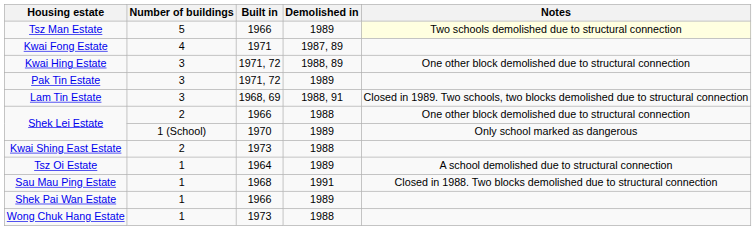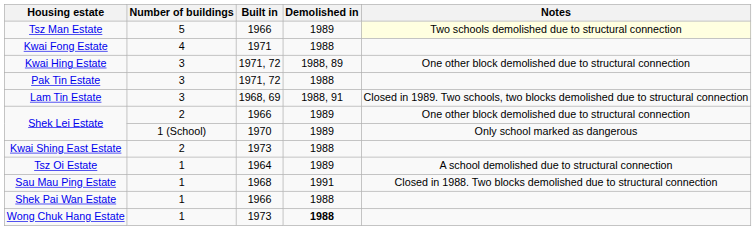(322, 47) 1987, 89 -> (322, 47) 1988
(322, 81) 1989 -> (322, 81) 1988
(322, 115) 1988 -> (322, 115) 1989
(322, 200) 1989 -> (322, 200) 1988
(322, 217) normal -> (322, 217) bold
